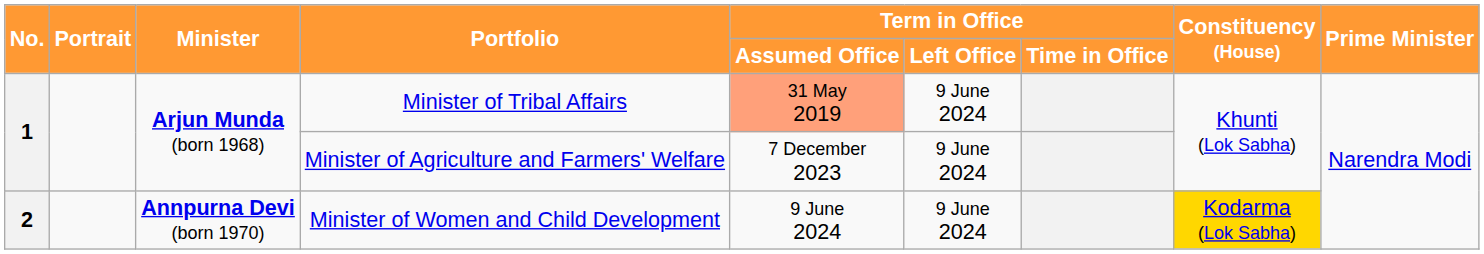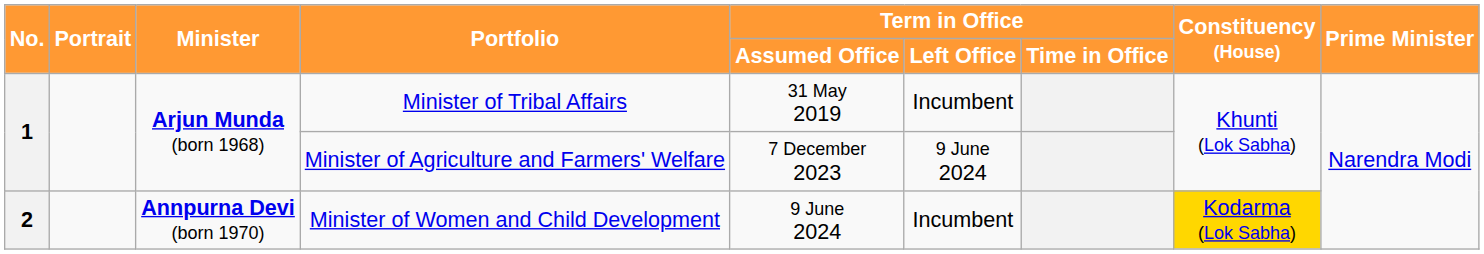(817, 103) lightsalmon background -> (817, 103) no background
(963, 103) 9 June 2024 -> (963, 102) Incumbent
(963, 220) 9 June 2024 -> (963, 219) Incumbent
